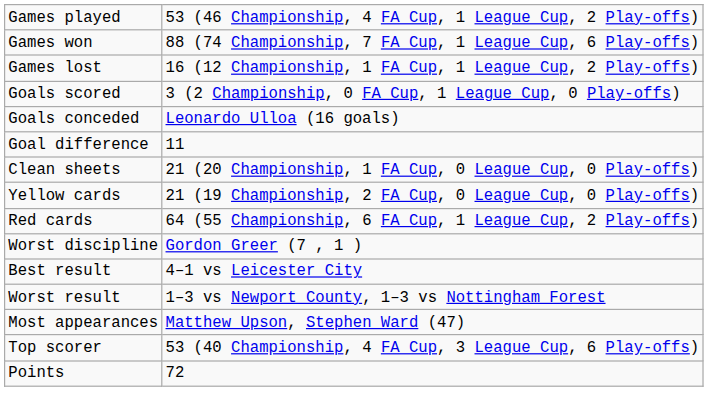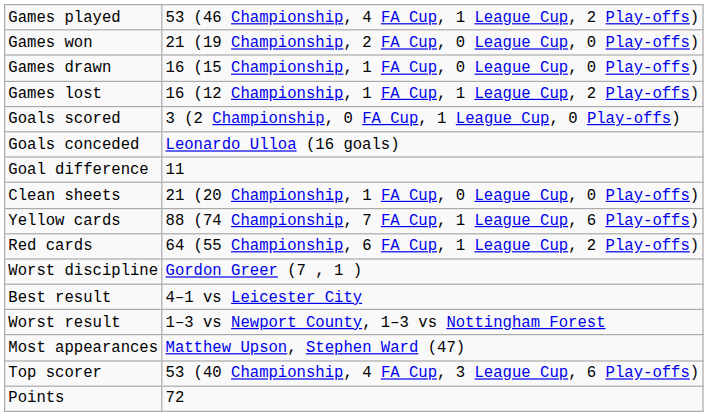(432, 43) 88 (74 Championship, 7 FA Cup, 1 League Cup, 6 Play-offs) -> (432, 43) 21 (19 Championship, 2 FA Cup, 0 League Cup, 0 Play-offs)
+ row: (60, 68)
(432, 195) 21 (19 Championship, 2 FA Cup, 0 League Cup, 0 Play-offs) -> (432, 221) 88 (74 Championship, 7 FA Cup, 1 League Cup, 6 Play-offs)
